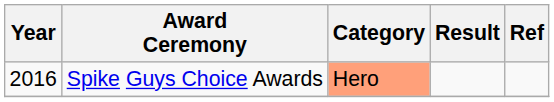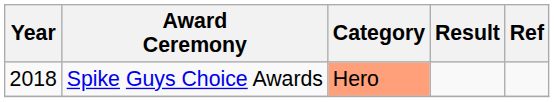(33, 79) 2016 -> (33, 79) 2018
